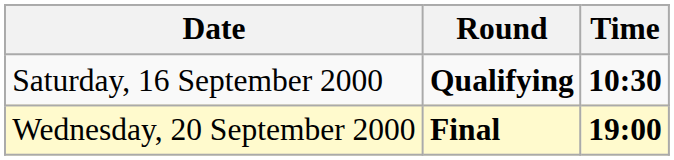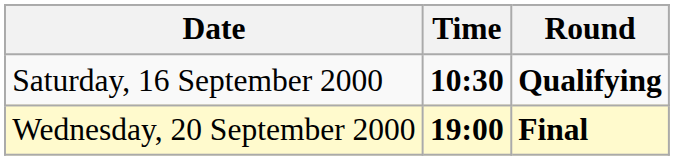columns swapped: (625, 29) <-> (502, 29)
